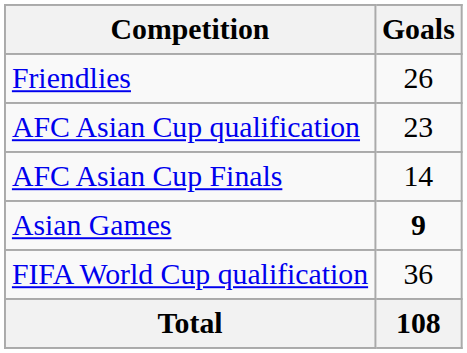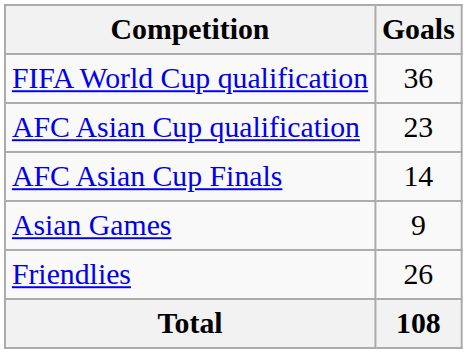rows swapped: (71, 78) <-> (190, 274)
(418, 225) bold -> (418, 225) normal
